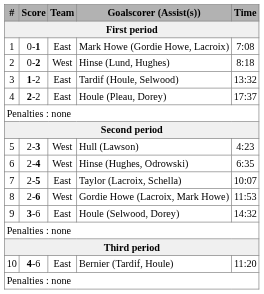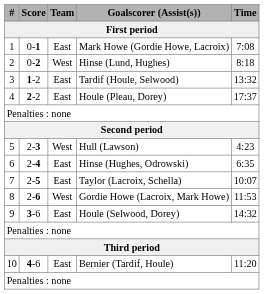(62, 163) West -> (62, 163) East
